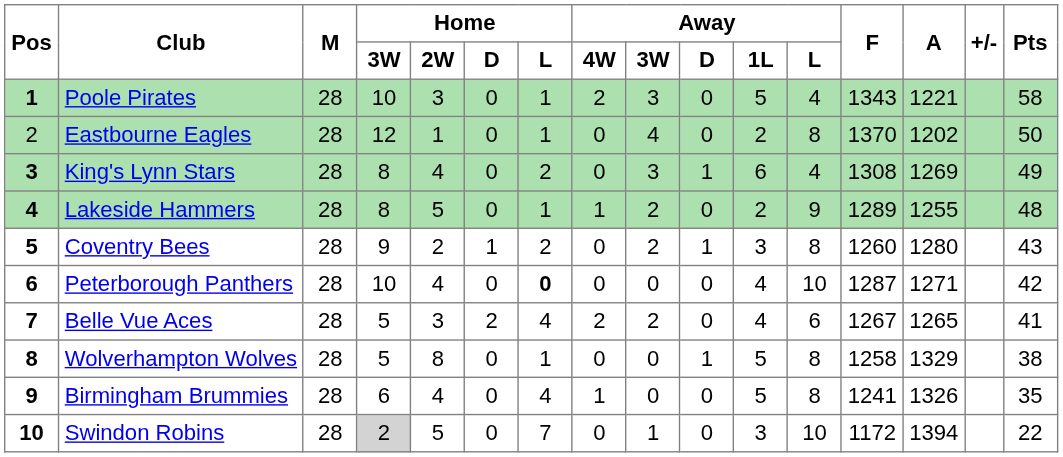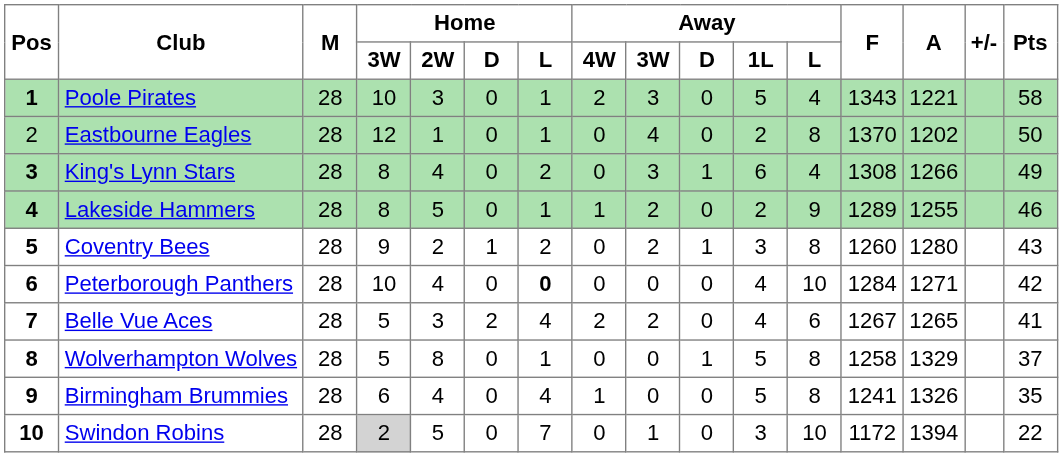(934, 172) 1269 -> (934, 172) 1266
(1030, 209) 48 -> (1030, 209) 46
(872, 283) 1287 -> (872, 283) 1284
(1030, 358) 38 -> (1030, 358) 37
